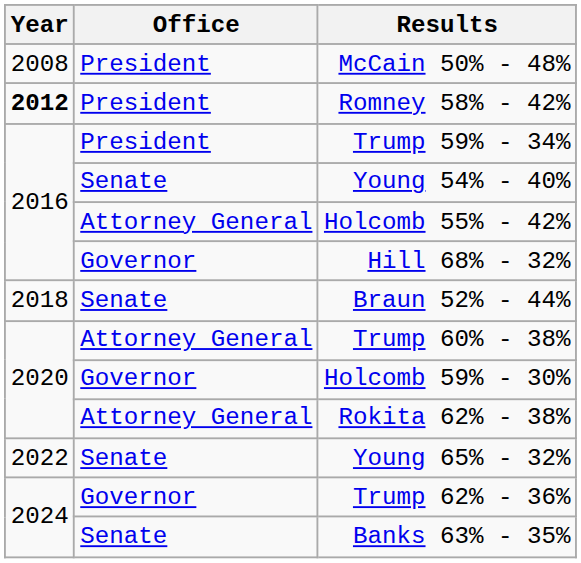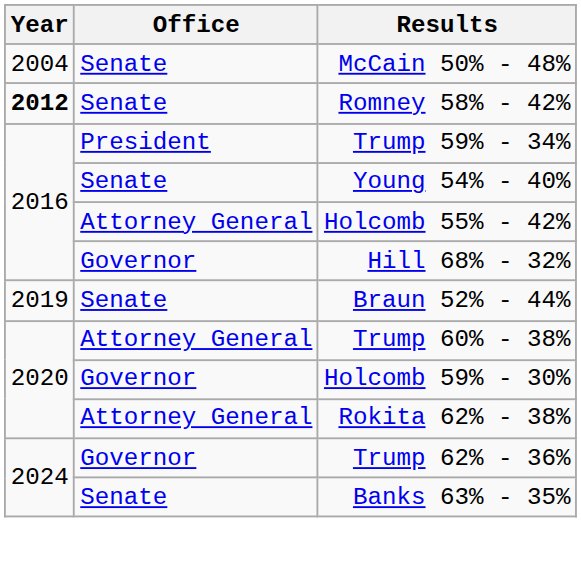(40, 64) 2008 -> (40, 64) 2004
(146, 64) President -> (124, 64) Senate
(146, 103) President -> (124, 103) Senate
(40, 300) 2018 -> (40, 300) 2019
- row: (462, 458)
